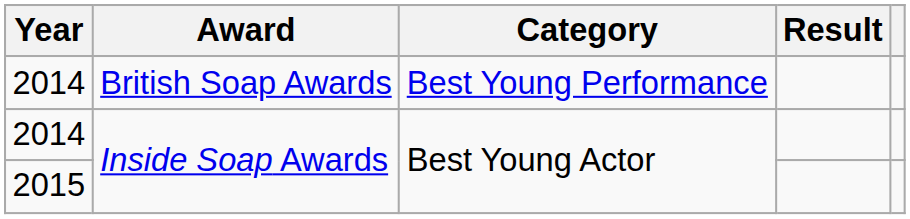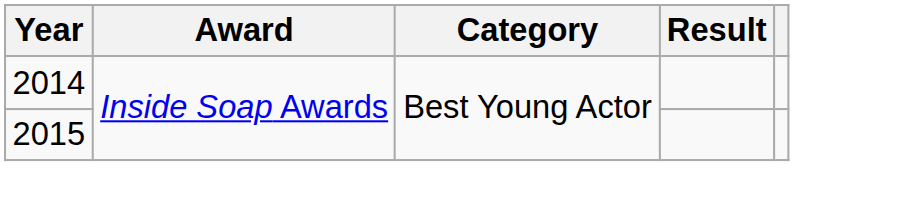- row: (49, 82)
